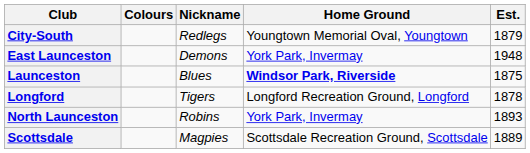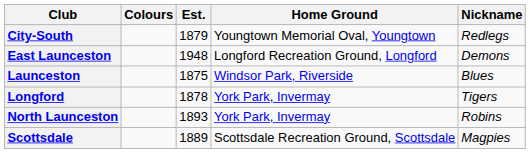columns swapped: (210, 14) <-> (508, 14)
(304, 55) York Park, Invermay -> (325, 55) Longford Recreation Ground, Longford
(321, 76) bold -> (283, 76) normal
(358, 96) Longford Recreation Ground, Longford -> (272, 96) York Park, Invermay
